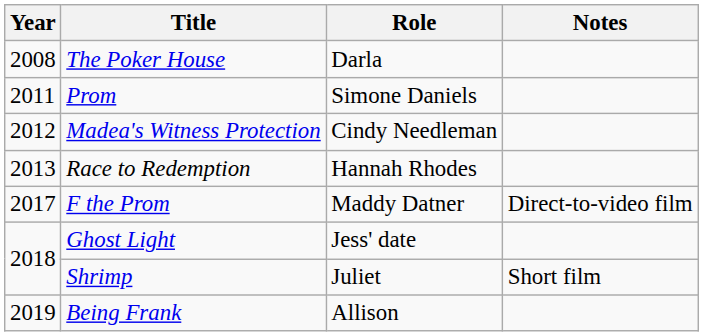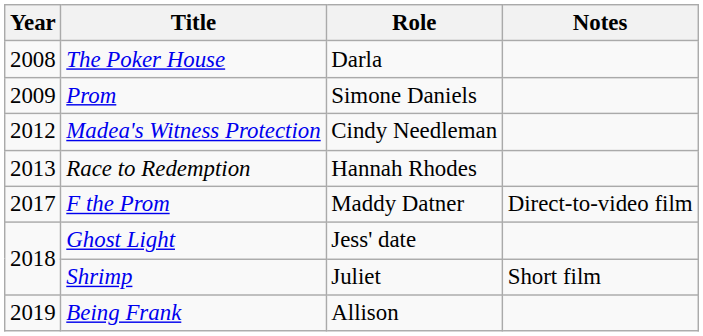(32, 95) 2011 -> (33, 95) 2009
